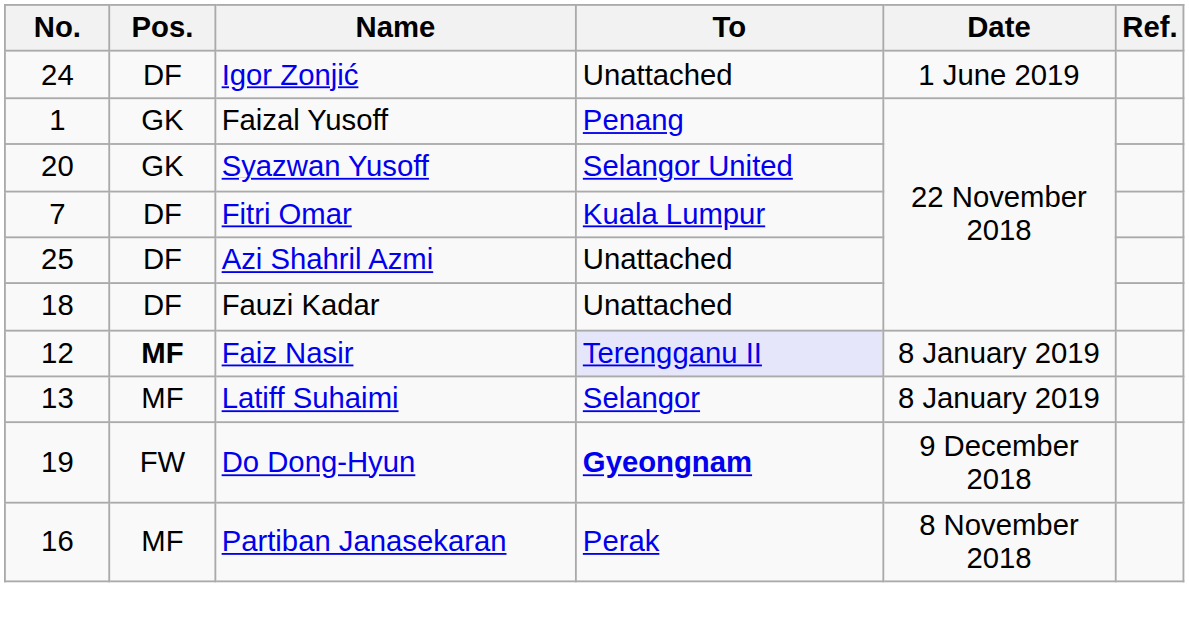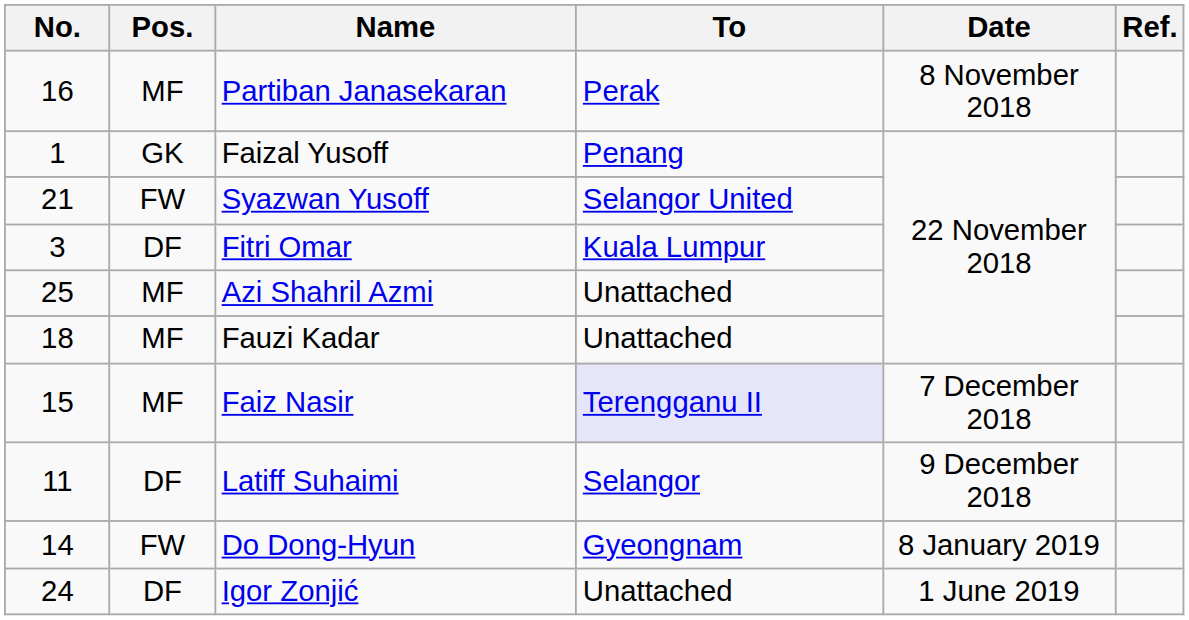rows swapped: (364, 541) <-> (290, 74)
(57, 167) 20 -> (57, 199) 21
(162, 167) GK -> (162, 199) FW
(57, 213) 7 -> (57, 246) 3
(162, 259) DF -> (162, 292) MF
(162, 306) DF -> (162, 339) MF
(57, 352) 12 -> (57, 402) 15
(162, 352) bold -> (162, 402) normal
(999, 352) 8 January 2019 -> (999, 402) 7 December 2018
(57, 399) 13 -> (57, 481) 11
(162, 399) MF -> (162, 481) DF
(999, 399) 8 January 2019 -> (999, 481) 9 December 2018
(57, 462) 19 -> (57, 544) 14
(667, 462) bold -> (663, 544) normal
(999, 462) 9 December 2018 -> (999, 544) 8 January 2019
